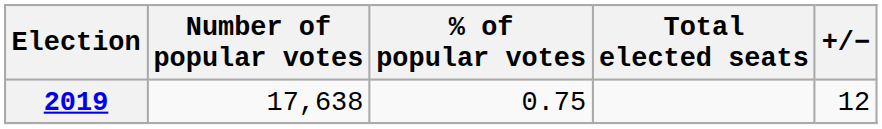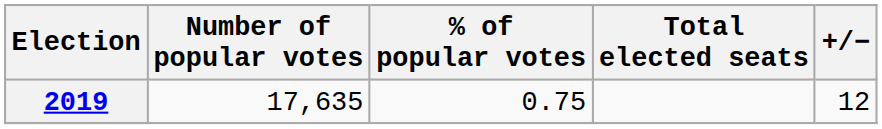(315, 102) 17,638 -> (315, 102) 17,635
